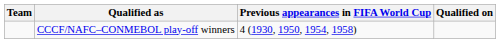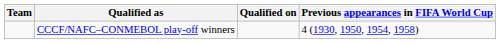columns swapped: (465, 13) <-> (335, 13)
